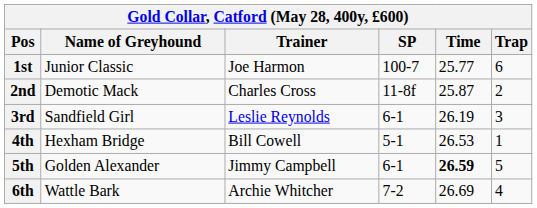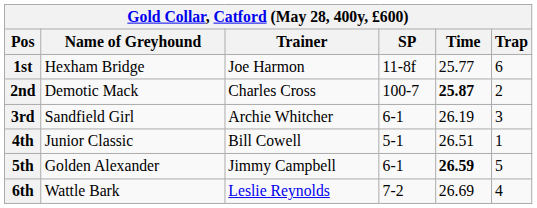(89, 66) Junior Classic -> (95, 66) Hexham Bridge
(401, 66) 100-7 -> (399, 66) 11-8f
(399, 91) 11-8f -> (401, 91) 100-7
(456, 91) normal -> (456, 91) bold
(279, 116) Leslie Reynolds -> (281, 116) Archie Whitcher
(95, 141) Hexham Bridge -> (89, 141) Junior Classic
(456, 141) 26.53 -> (456, 141) 26.51
(281, 191) Archie Whitcher -> (279, 191) Leslie Reynolds
